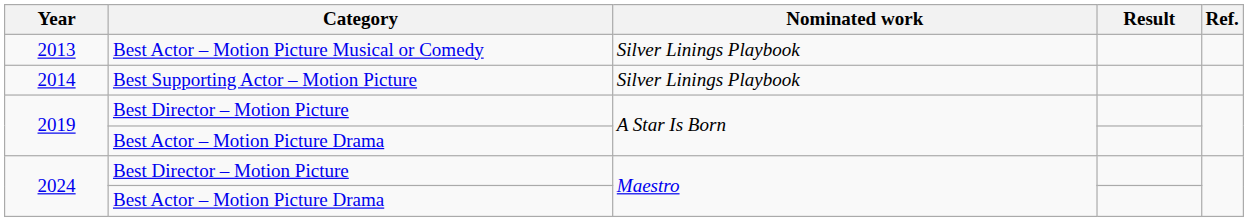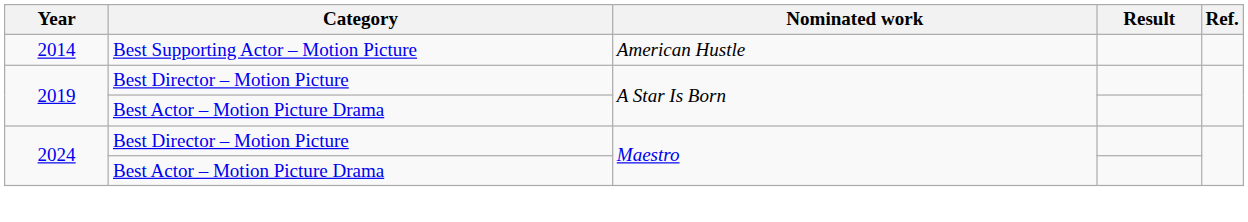- row: (57, 49)
(708, 79) Silver Linings Playbook -> (681, 49) American Hustle
